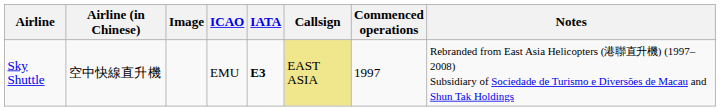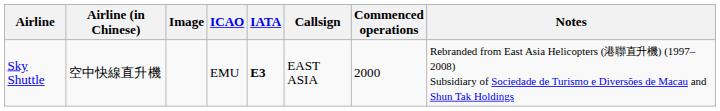(304, 73) khaki background -> (304, 73) no background
(367, 73) 1997 -> (367, 73) 2000
